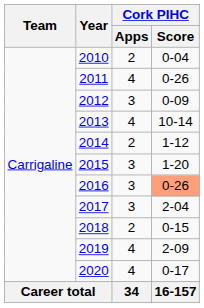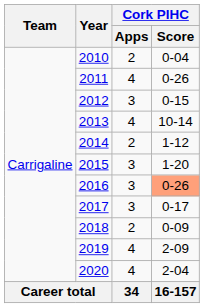(176, 100) 0-09 -> (176, 100) 0-15
(176, 206) 2-04 -> (176, 206) 0-17
(176, 228) 0-15 -> (176, 228) 0-09
(176, 270) 0-17 -> (176, 270) 2-04
